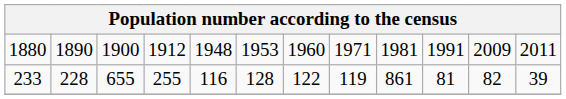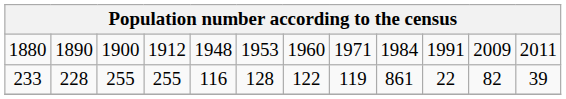(399, 49) 1981 -> (399, 49) 1984
(120, 79) 655 -> (120, 79) 255
(446, 79) 81 -> (446, 79) 22
